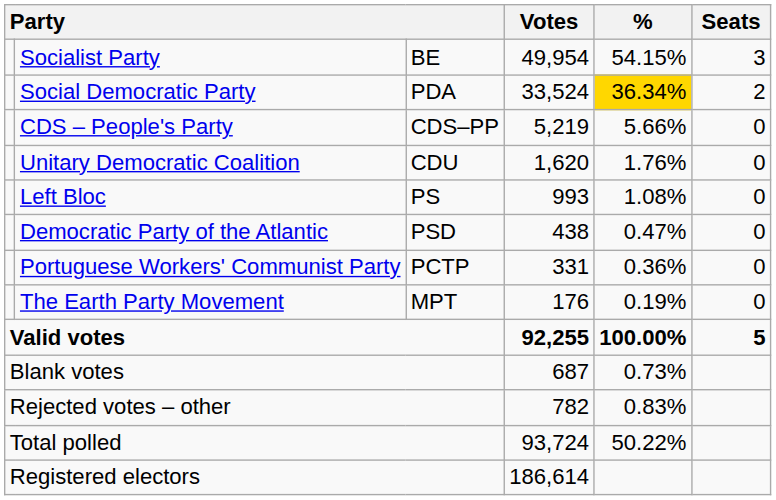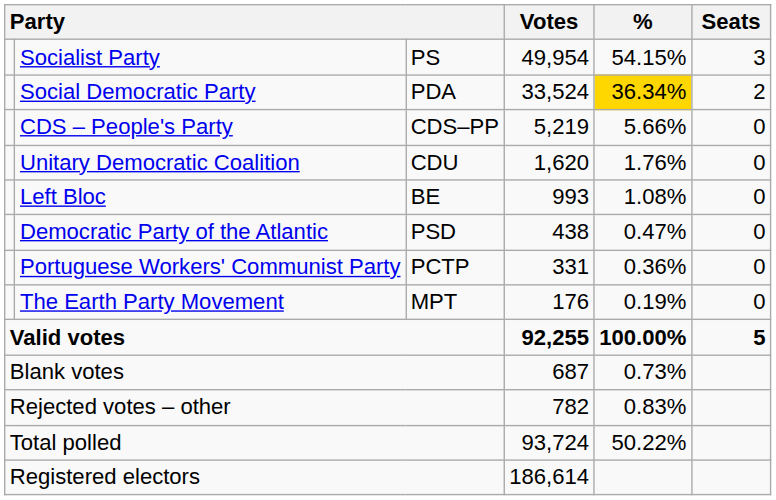(425, 57) BE -> (425, 57) PS
(425, 197) PS -> (425, 197) BE
